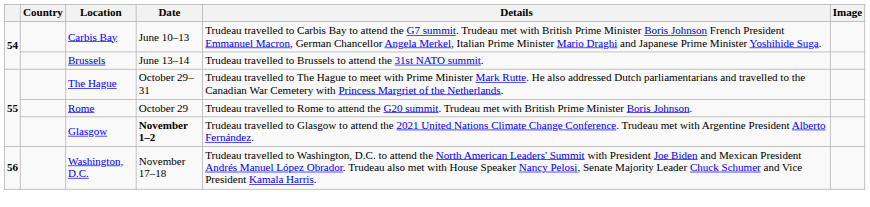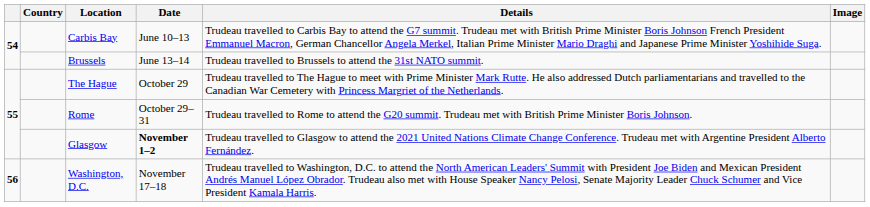(166, 84) October 29–31 -> (163, 84) October 29
(163, 108) October 29 -> (166, 114) October 29–31
